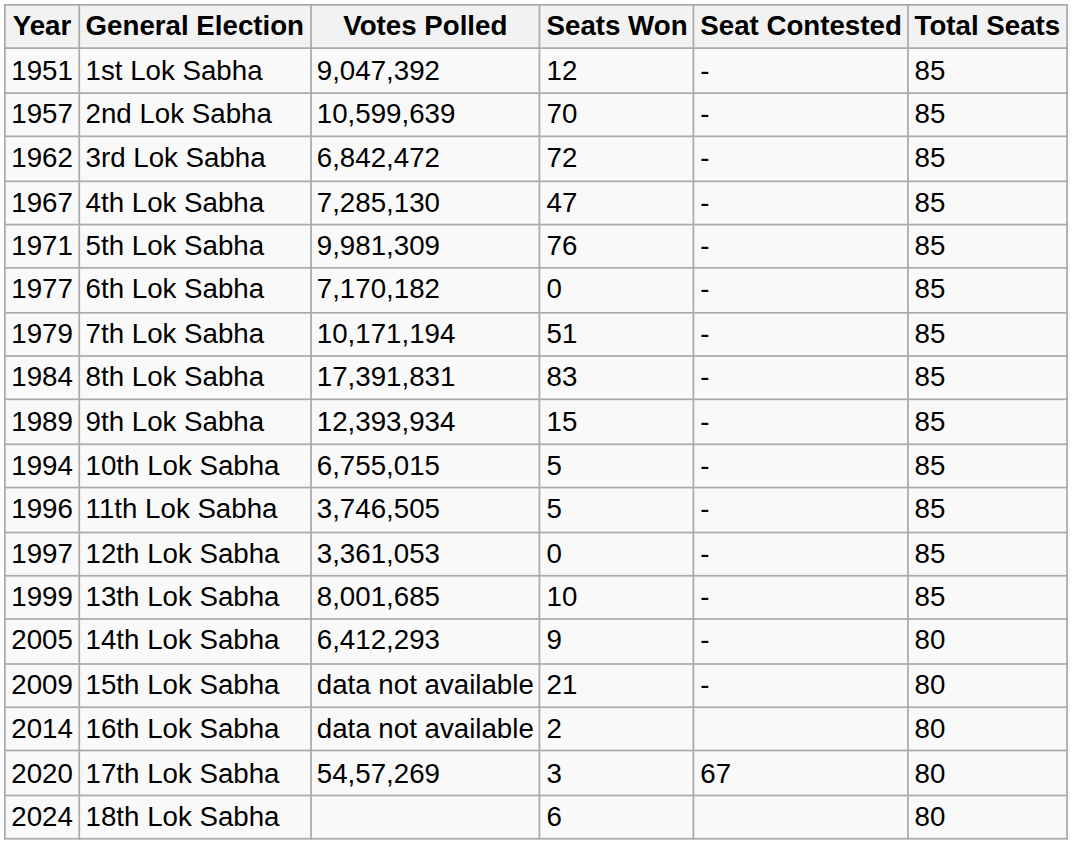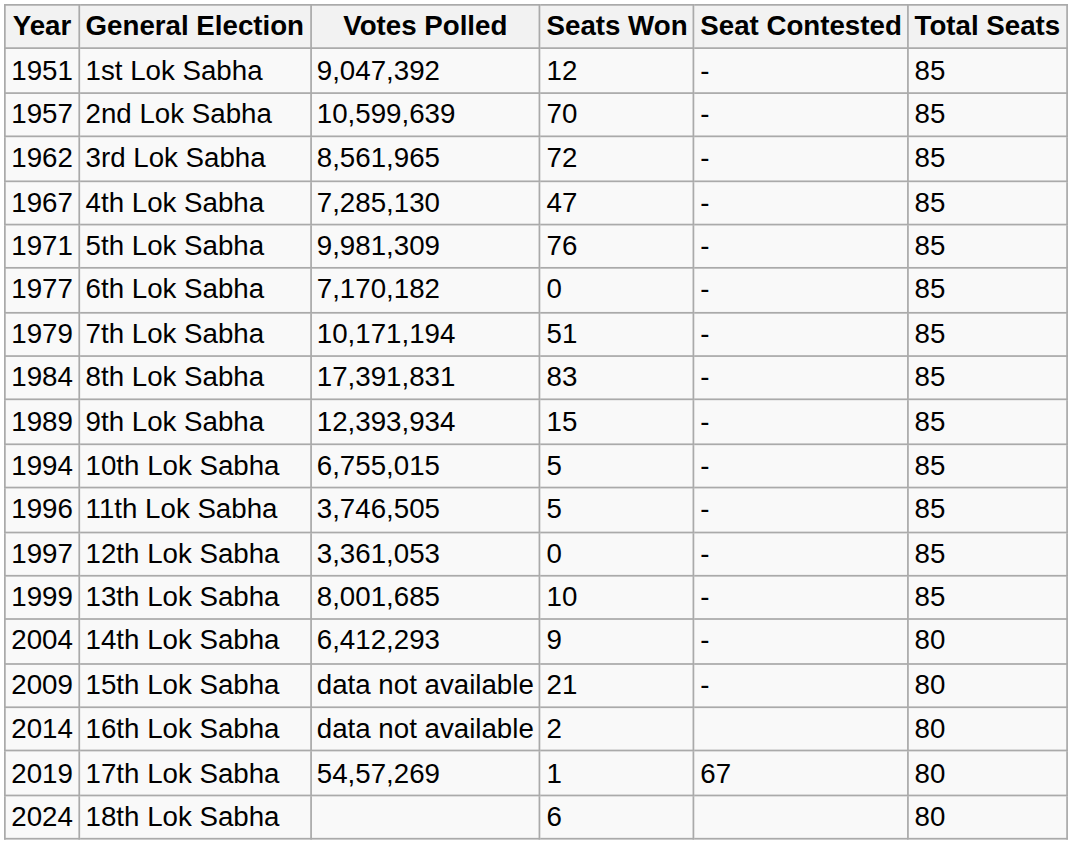(378, 158) 6,842,472 -> (378, 158) 8,561,965
(42, 641) 2005 -> (42, 641) 2004
(42, 772) 2020 -> (42, 772) 2019
(554, 772) 3 -> (554, 772) 1
